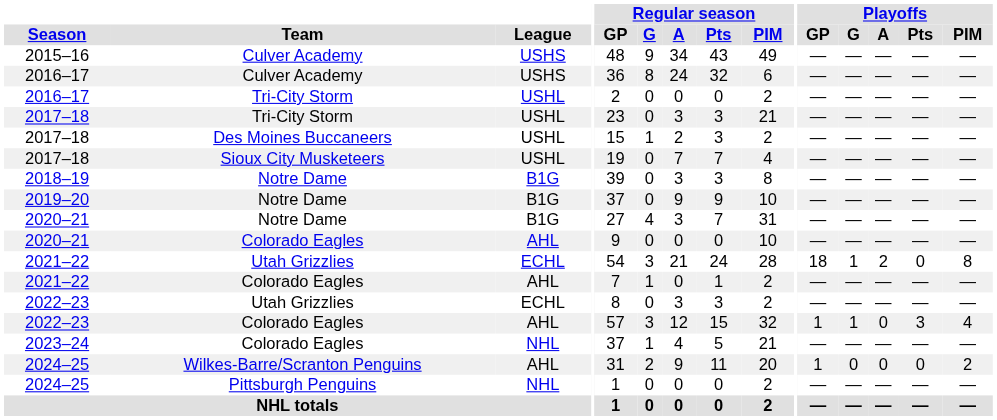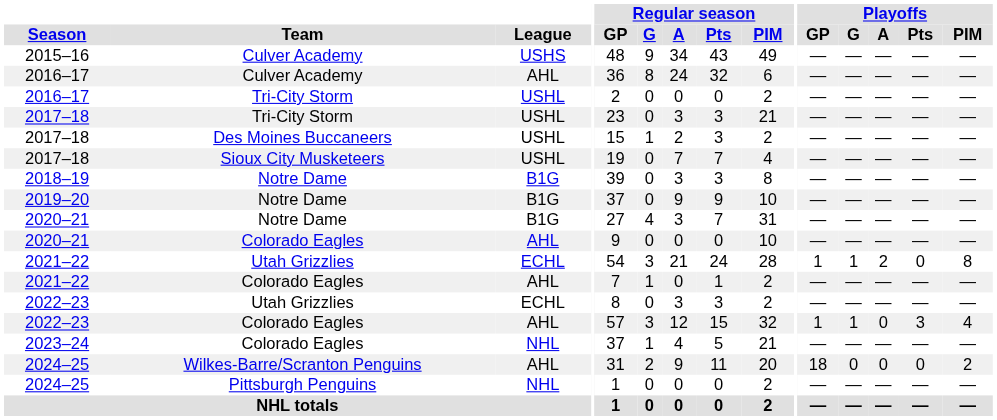(543, 76) USHS -> (543, 76) AHL
(818, 261) 18 -> (818, 261) 1
(818, 364) 1 -> (818, 364) 18
